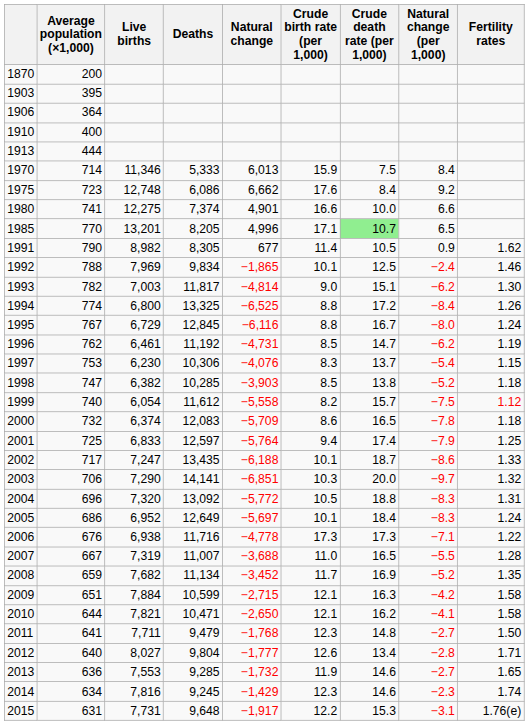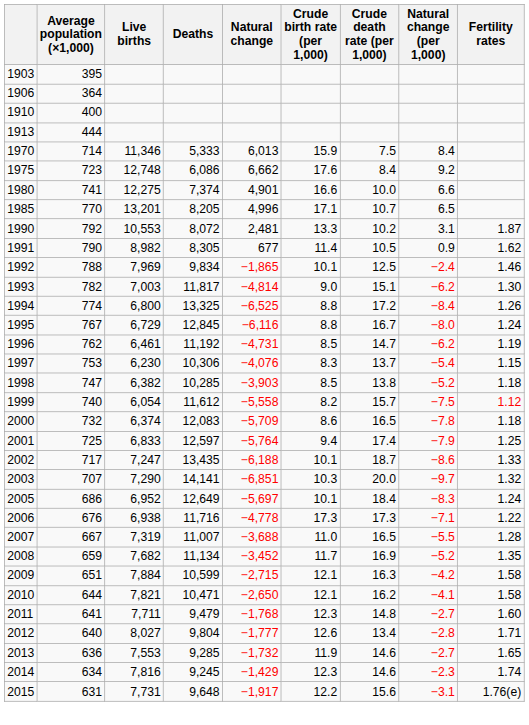- row: (21, 74)
(384, 228) lightgreen background -> (384, 209) no background
+ row: (21, 228)
(92, 479) 706 -> (92, 479) 707
- row: (21, 498)
(509, 633) 1.50 -> (509, 614) 1.60
(384, 710) 15.3 -> (384, 691) 15.6
